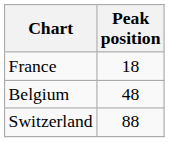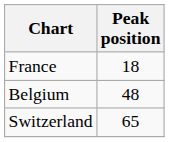(131, 121) 88 -> (131, 121) 65
